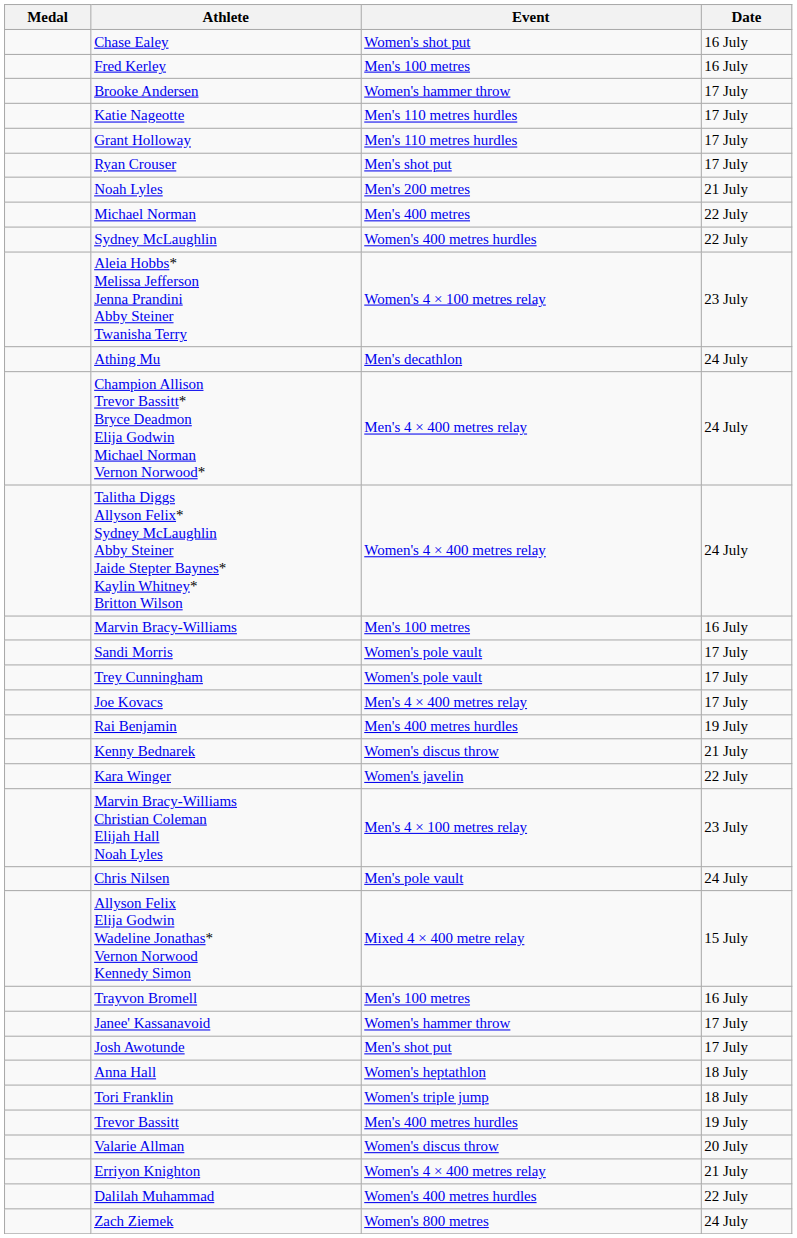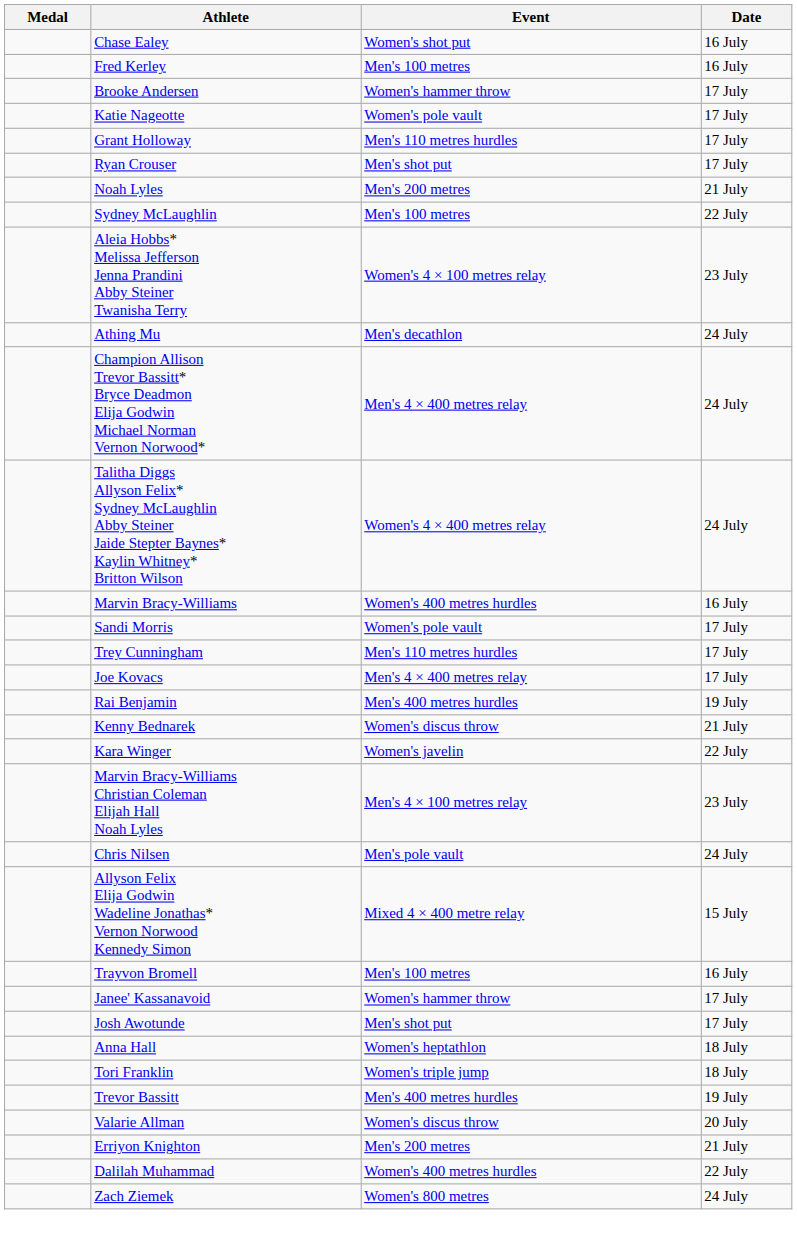(441, 116) Men's 110 metres hurdles -> (423, 116) Women's pole vault
- row: (145, 214)
(450, 239) Women's 400 metres hurdles -> (417, 214) Men's 100 metres
(417, 628) Men's 100 metres -> (450, 603) Women's 400 metres hurdles
(423, 677) Women's pole vault -> (441, 652) Men's 110 metres hurdles
(455, 1171) Women's 4 × 400 metres relay -> (417, 1147) Men's 200 metres
